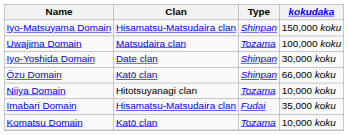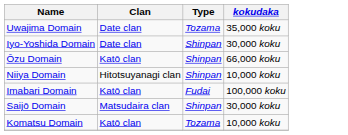- row: (59, 28)
(151, 43) Matsudaira clan -> (121, 28) Date clan
(311, 43) 100,000 koku -> (253, 28) 35,000 koku
(258, 91) Tozama -> (203, 75) Shinpan
(176, 106) Hisamatsu-Matsudaira clan -> (120, 91) Katō clan
(309, 106) 35,000 koku -> (256, 91) 100,000 koku
+ row: (36, 106)
